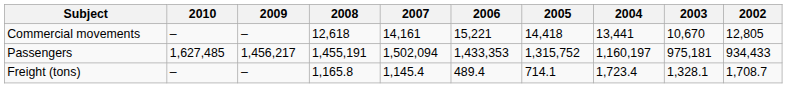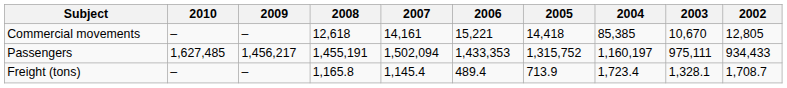(615, 33) 13,441 -> (616, 33) 85,385
(689, 53) 975,181 -> (690, 53) 975,111
(540, 72) 714.1 -> (542, 72) 713.9
